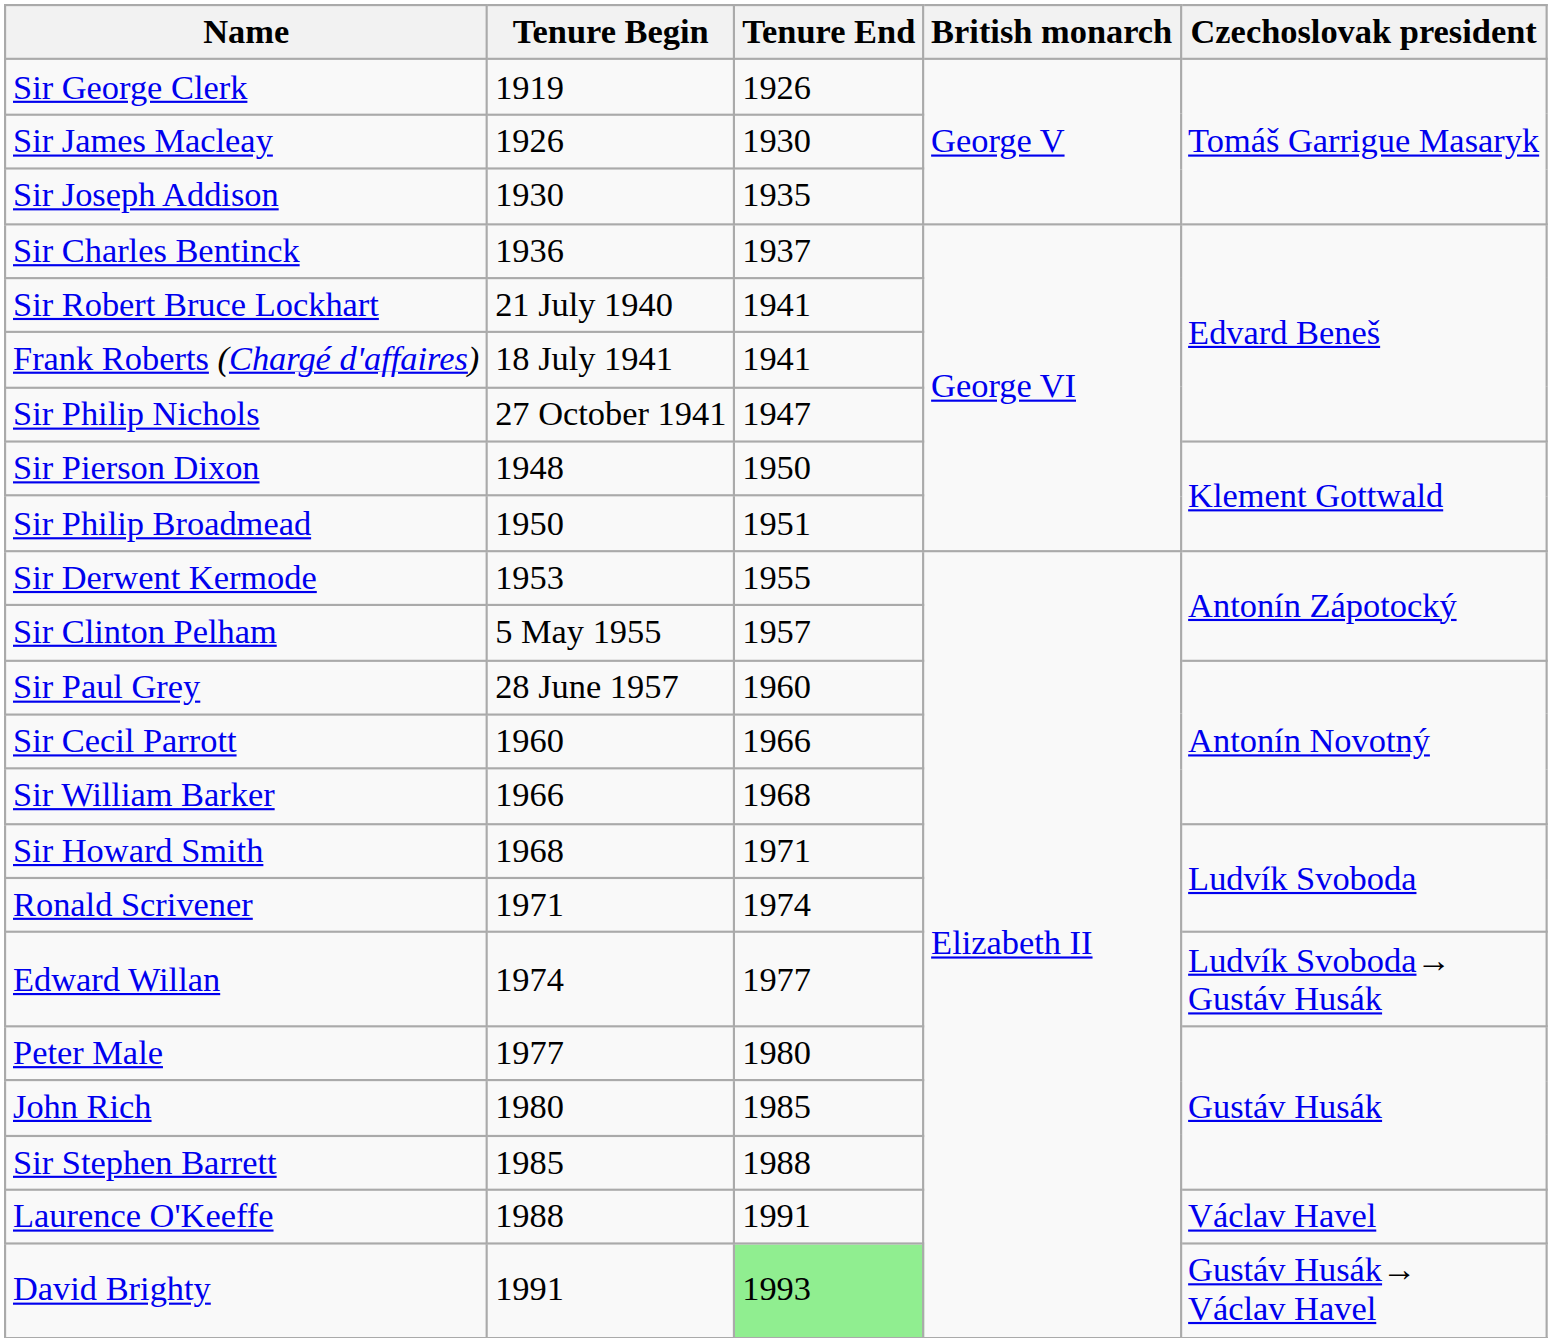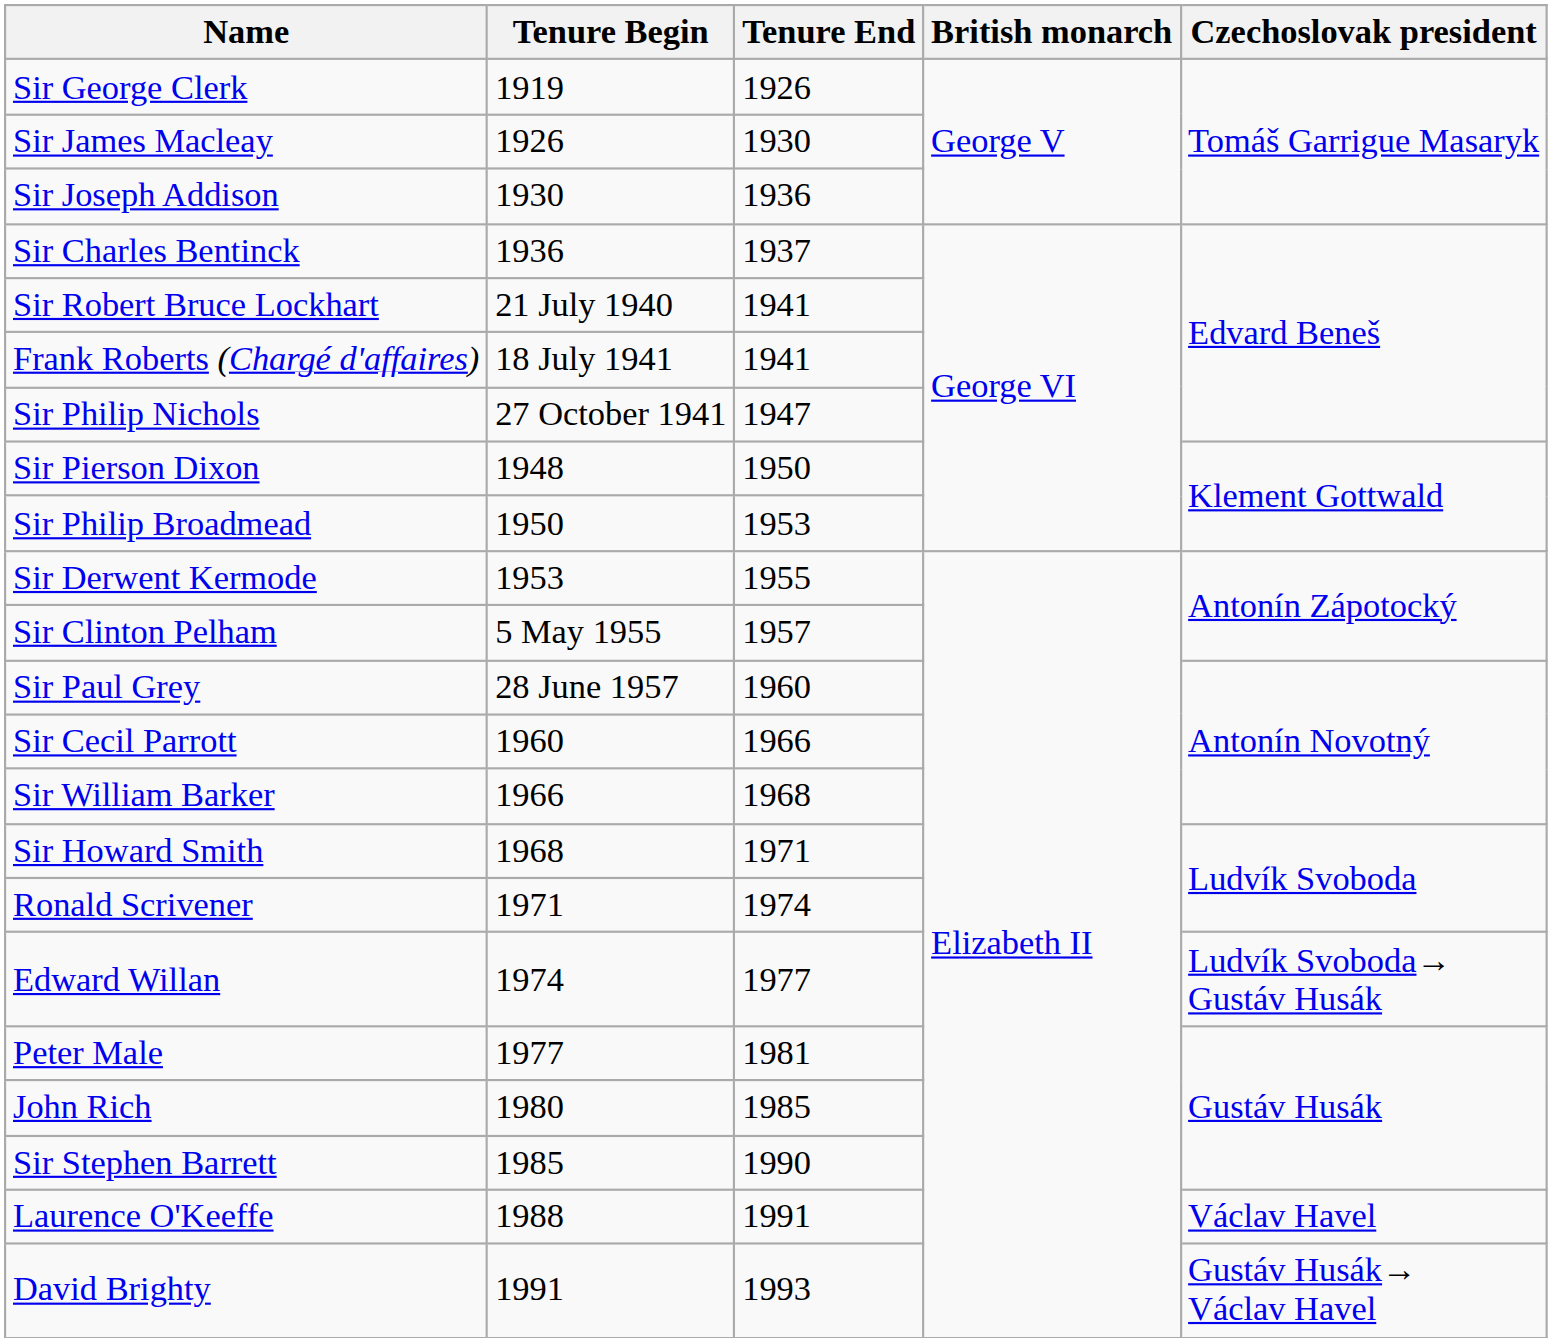(777, 195) 1935 -> (777, 195) 1936
(777, 522) 1951 -> (777, 522) 1953
(777, 1052) 1980 -> (777, 1052) 1981
(777, 1161) 1988 -> (777, 1161) 1990
(777, 1290) lightgreen background -> (777, 1290) no background
